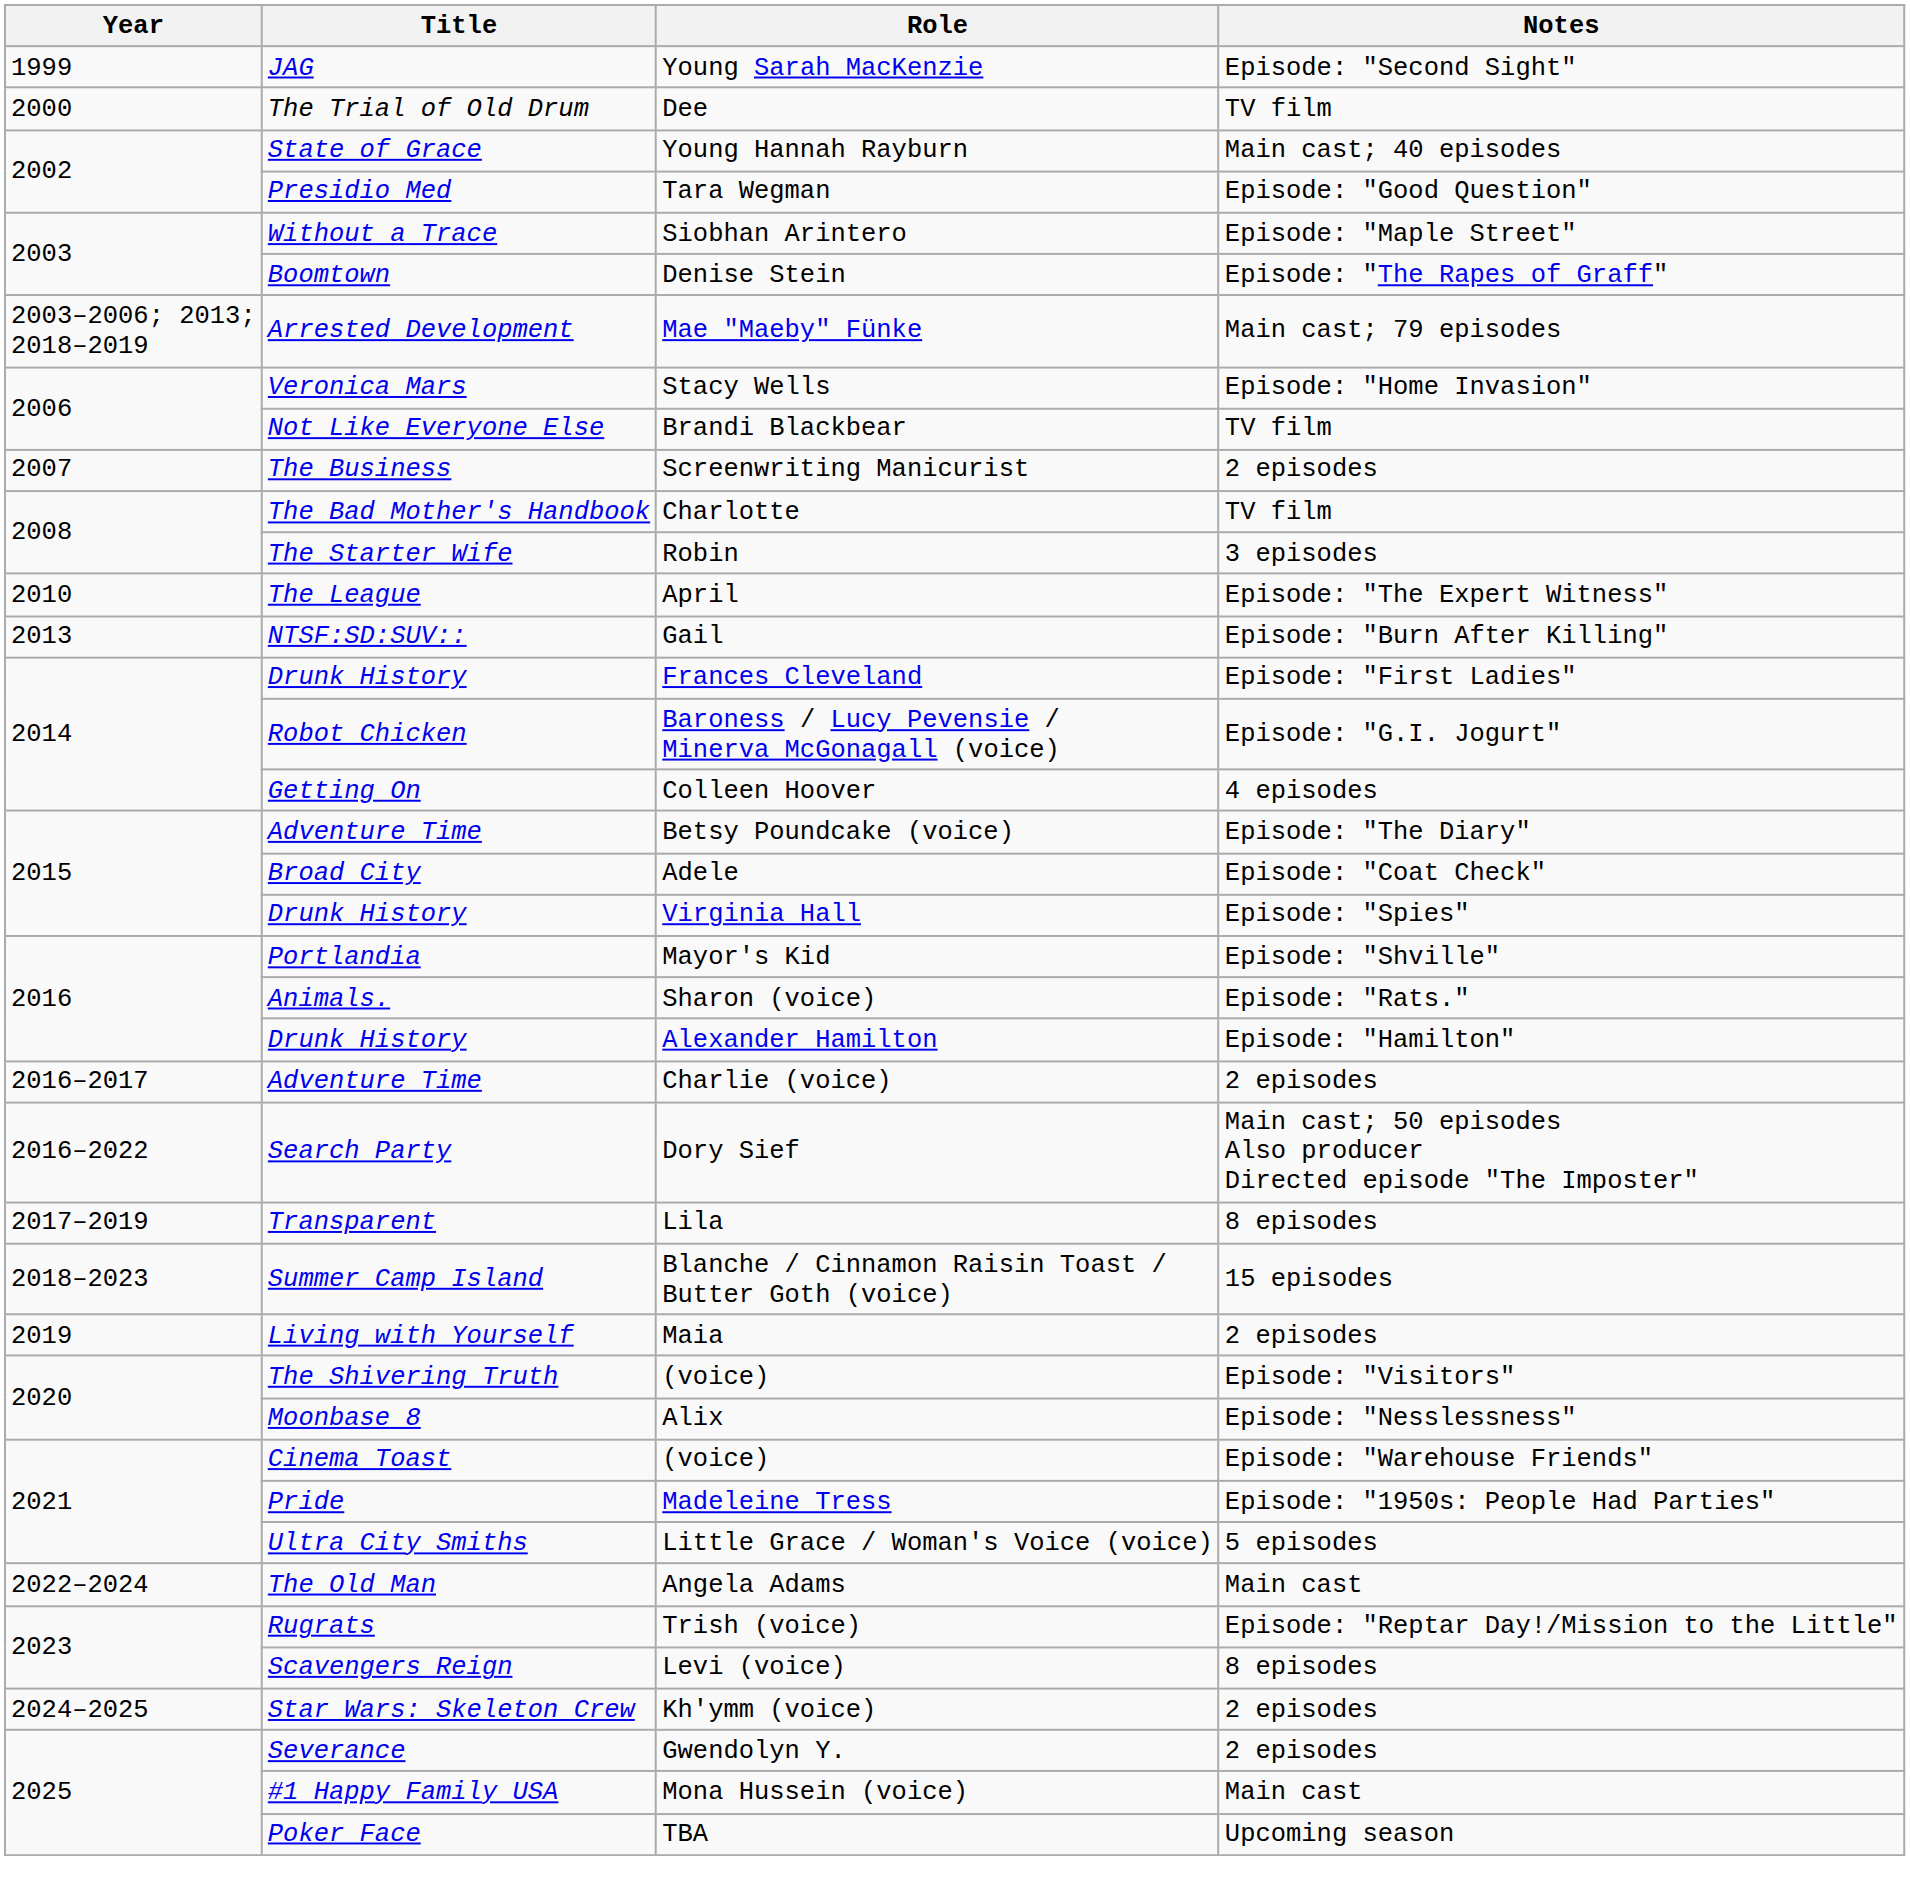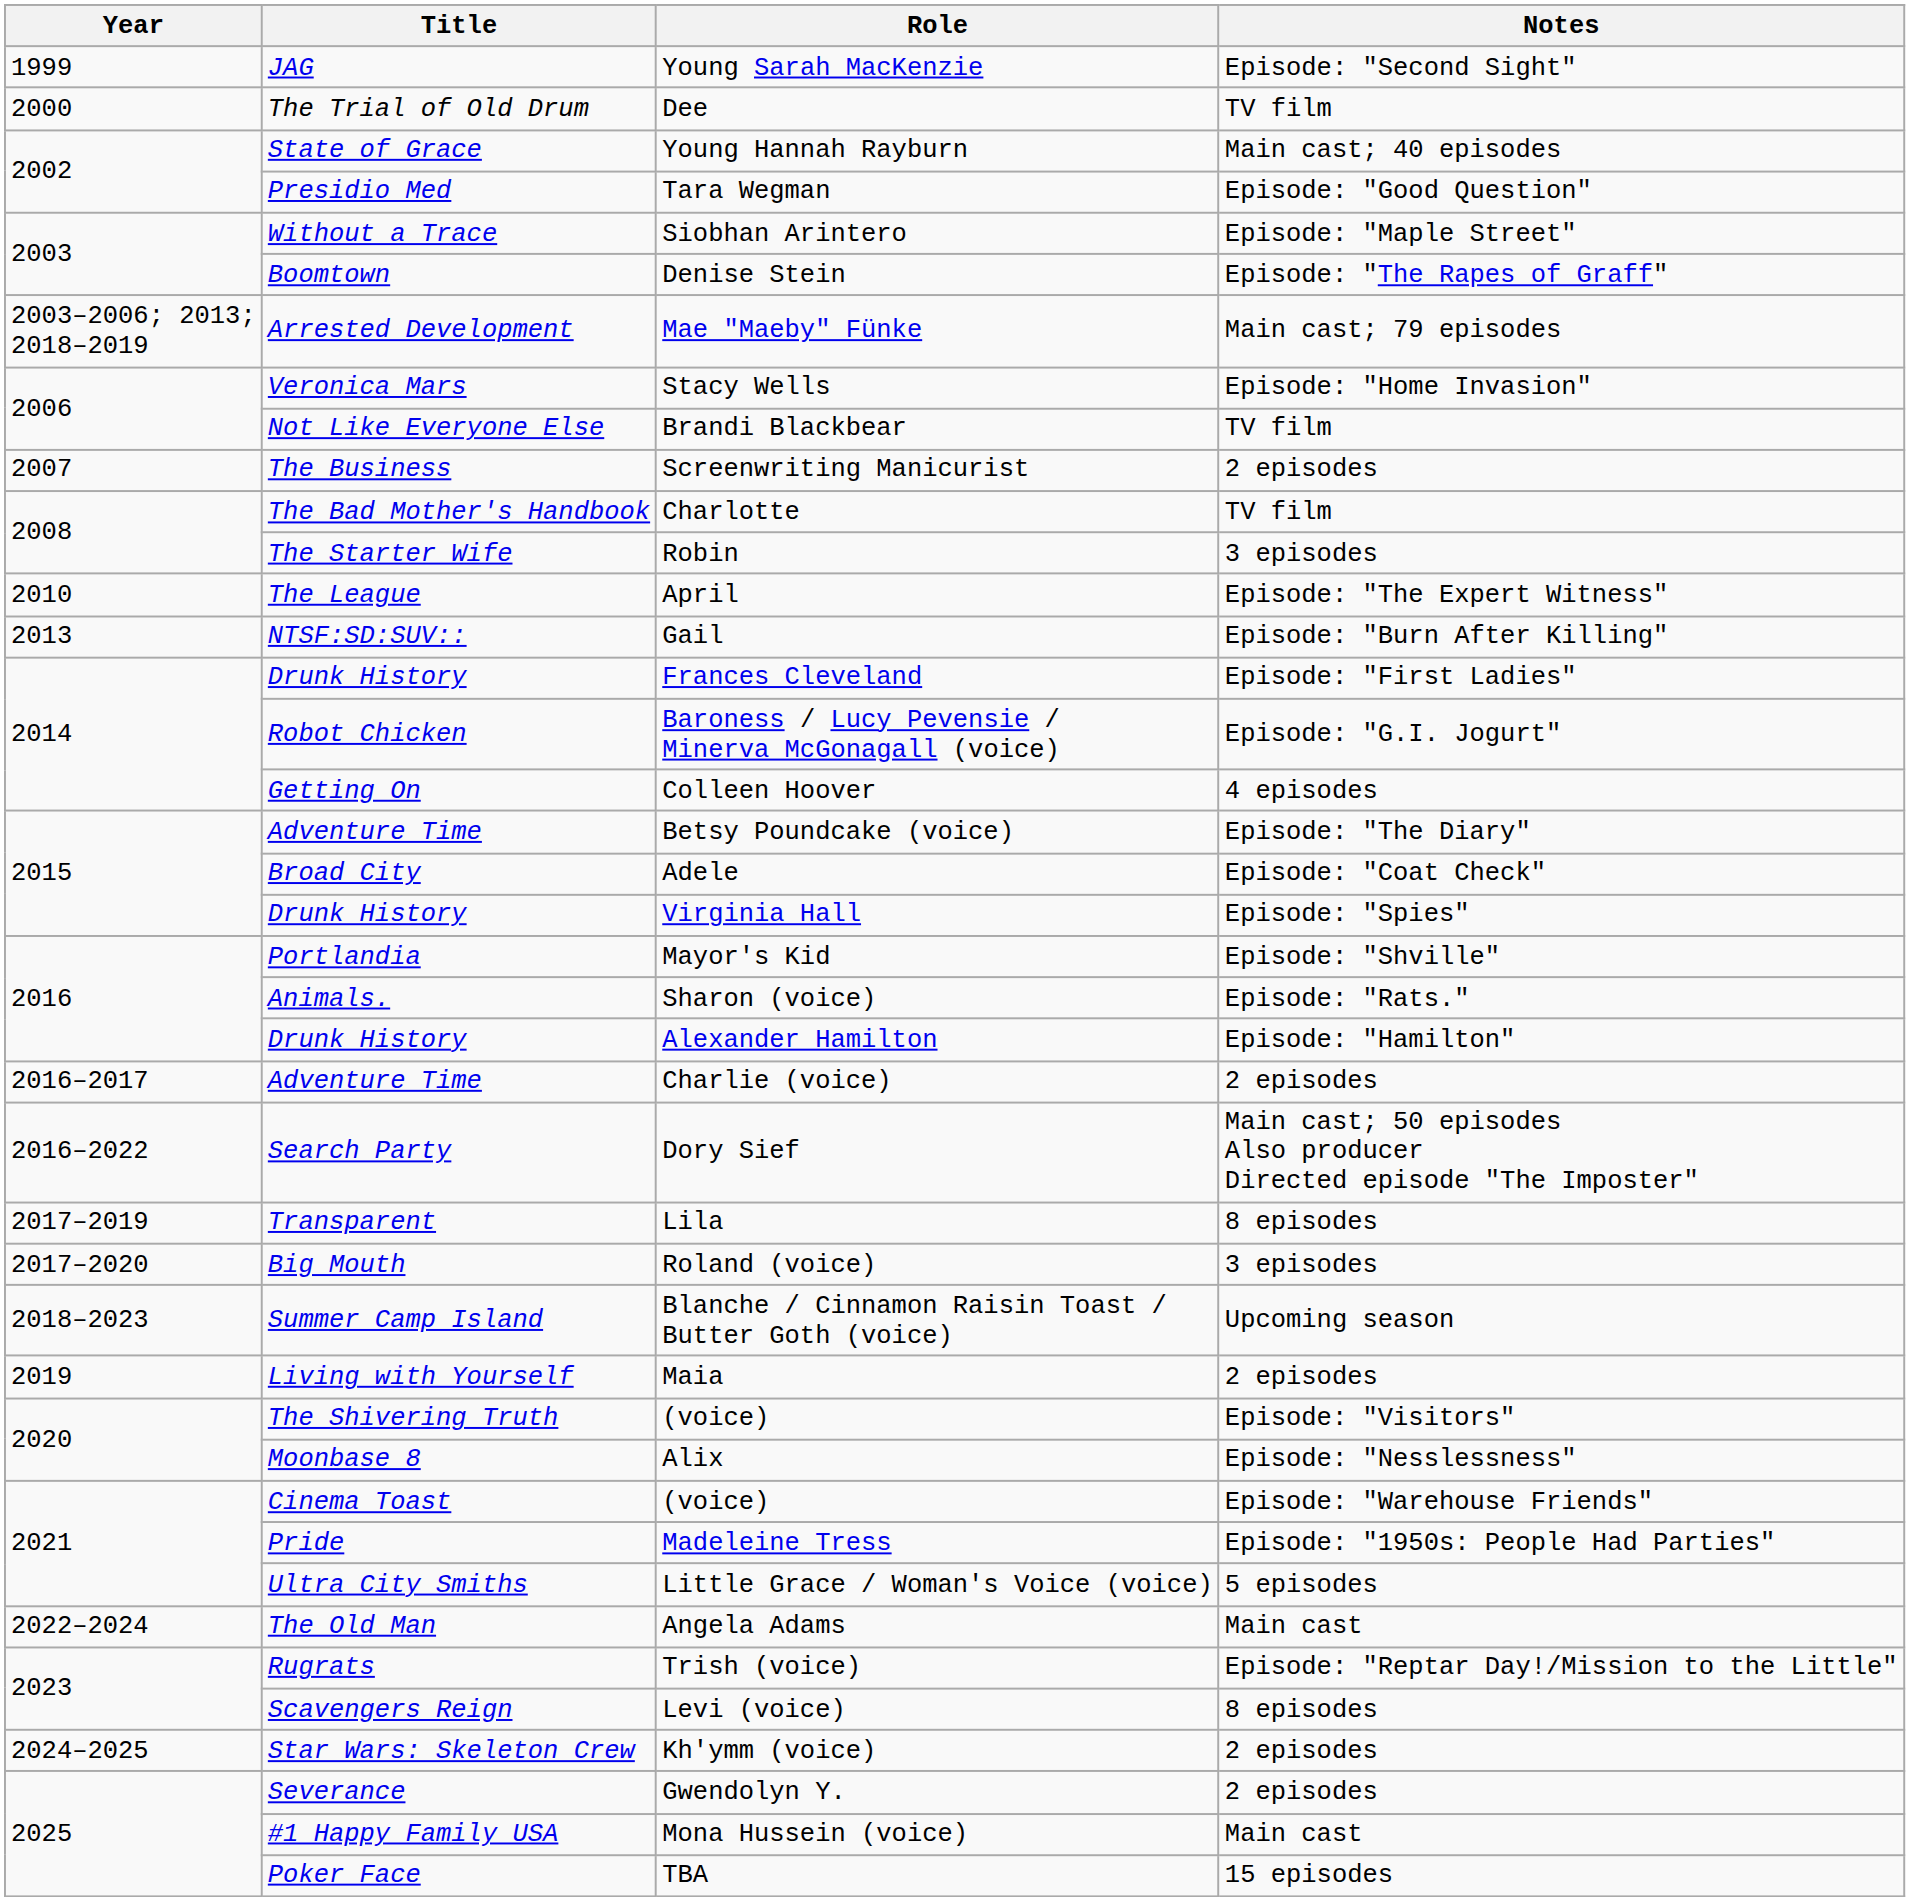+ row: (337, 1265)
(1309, 1279) 15 episodes -> (1340, 1321) Upcoming season
(1340, 1834) Upcoming season -> (1309, 1875) 15 episodes
